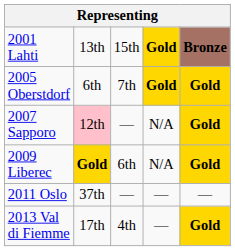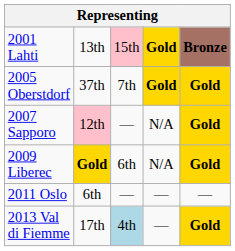(127, 46) no background -> (127, 46) pink background
(92, 85) 6th -> (92, 85) 37th
(92, 194) 37th -> (92, 194) 6th
(127, 225) no background -> (127, 225) lightblue background
